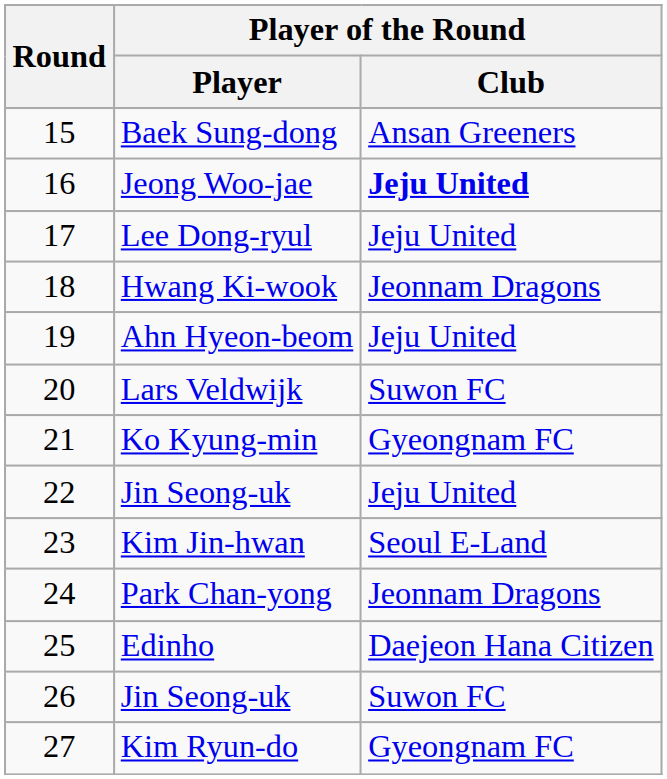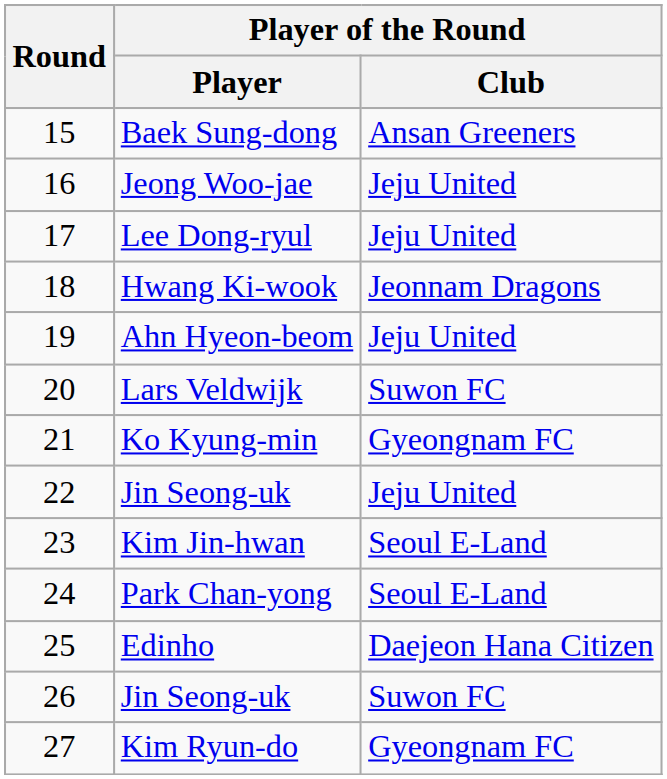(449, 183) bold -> (442, 183) normal
(484, 593) Jeonnam Dragons -> (457, 593) Seoul E-Land
